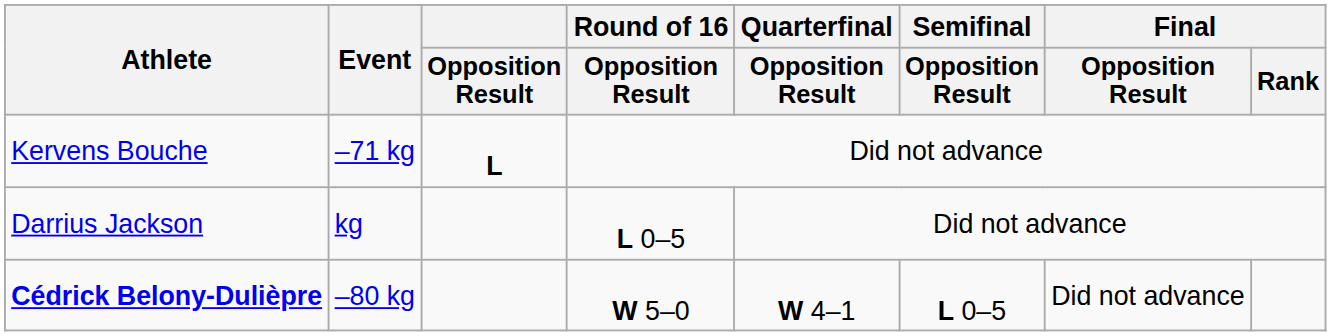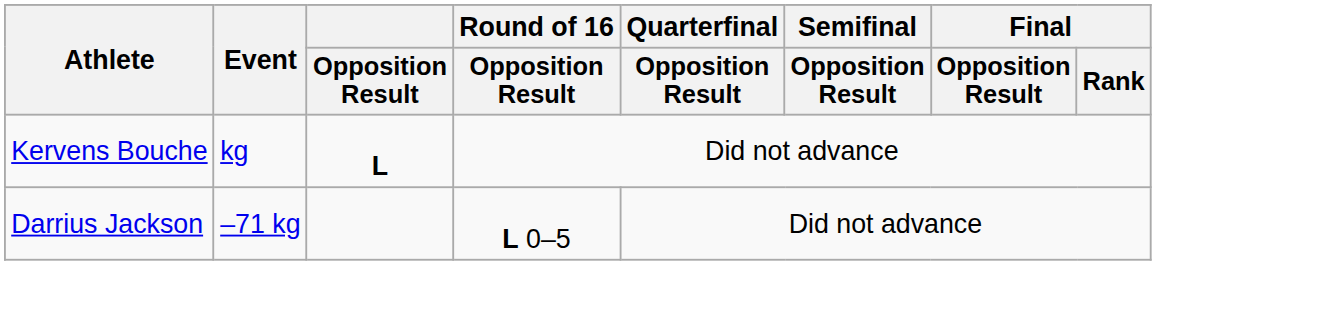(375, 152) –71 kg -> (234, 152) kg
(349, 224) kg -> (260, 224) –71 kg
- row: (167, 296)
